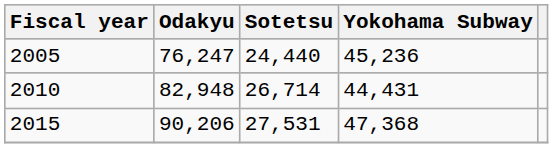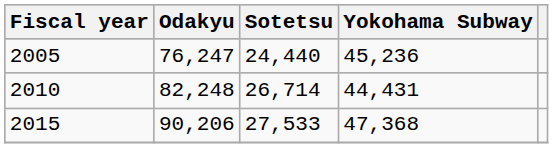(197, 91) 82,948 -> (197, 91) 82,248
(283, 125) 27,531 -> (283, 125) 27,533
